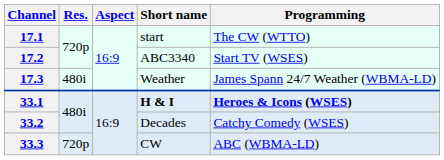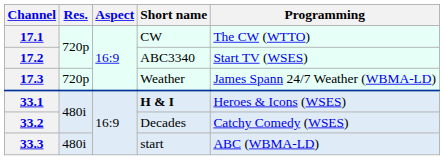(152, 36) start -> (151, 36) CW
(74, 79) 480i -> (76, 79) 720p
(283, 101) bold -> (280, 101) normal
(76, 143) 720p -> (74, 143) 480i
(151, 143) CW -> (152, 143) start
